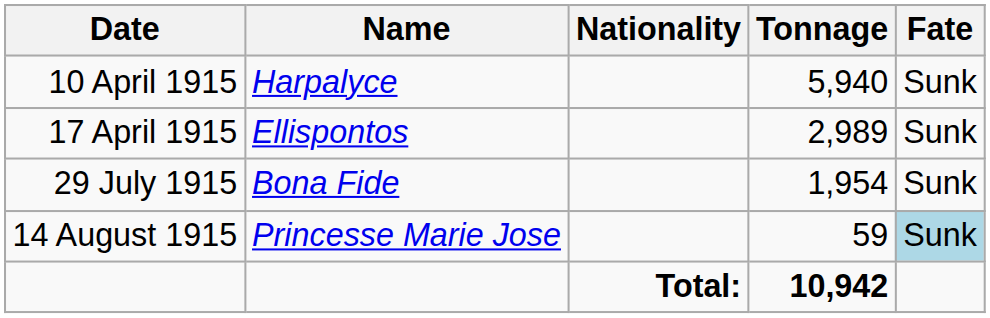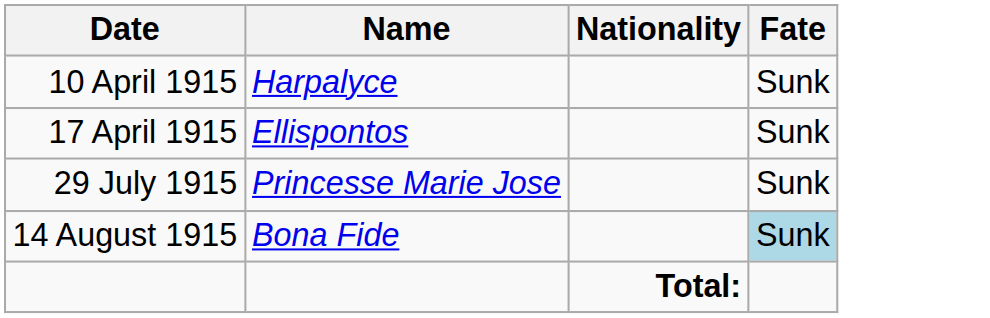- column: (822, 30)
(326, 183) Bona Fide -> (407, 183) Princesse Marie Jose
(407, 235) Princesse Marie Jose -> (326, 235) Bona Fide
